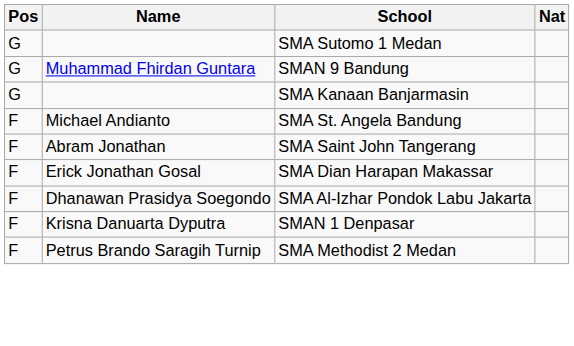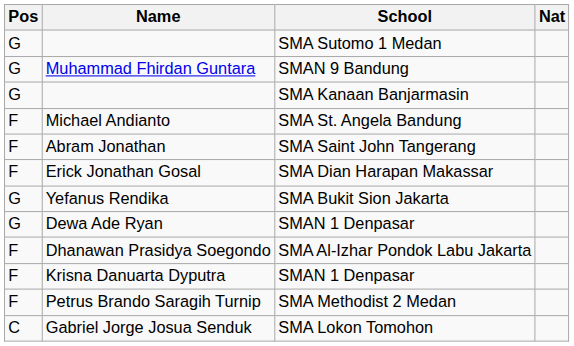+ row: (107, 198)
+ row: (104, 224)
+ row: (149, 328)
